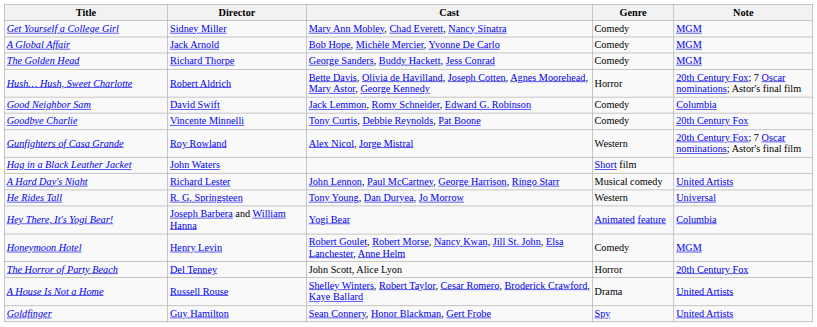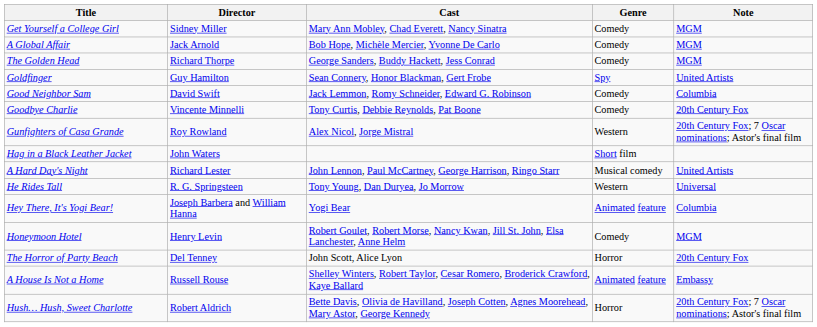rows swapped: (29, 313) <-> (70, 83)
(608, 291) Drama -> (630, 280) Animated feature
(705, 291) United Artists -> (695, 280) Embassy
